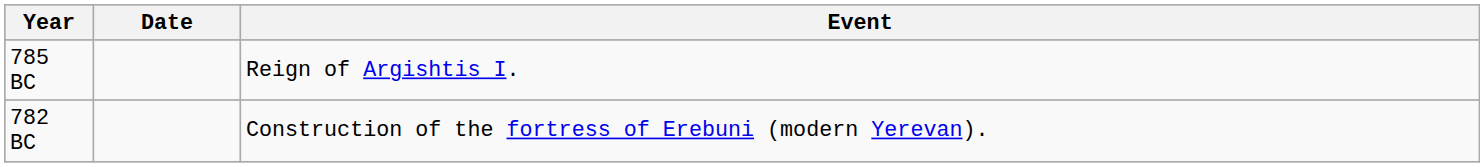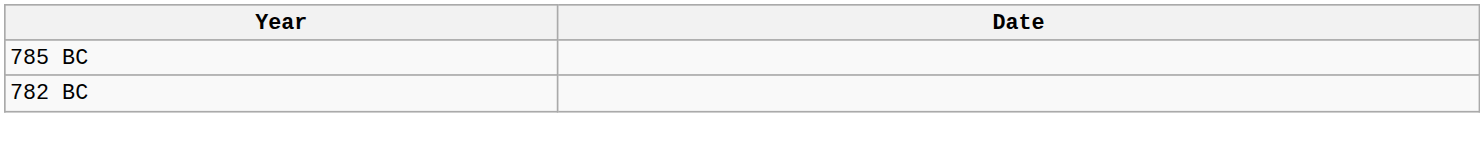- column: (860, 23)
